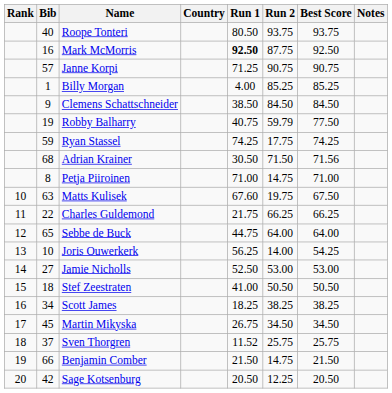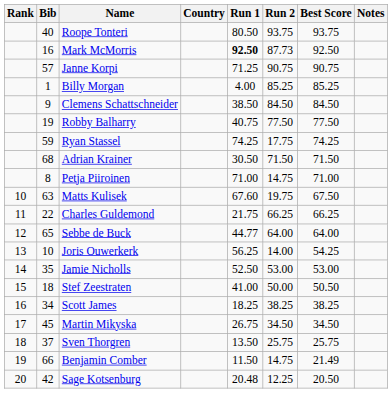(280, 50) 87.75 -> (280, 50) 87.73
(280, 123) 59.79 -> (280, 123) 77.50
(326, 159) 71.56 -> (326, 159) 71.50
(245, 232) 44.75 -> (245, 232) 44.77
(48, 269) 27 -> (48, 269) 35
(280, 287) 50.50 -> (280, 287) 50.00
(245, 342) 11.52 -> (245, 342) 13.50
(245, 360) 21.50 -> (245, 360) 11.50
(326, 360) 21.50 -> (326, 360) 21.49
(245, 379) 20.50 -> (245, 379) 20.48
